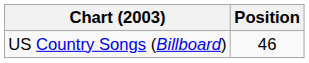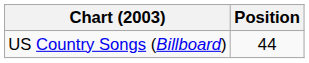(267, 44) 46 -> (267, 44) 44
